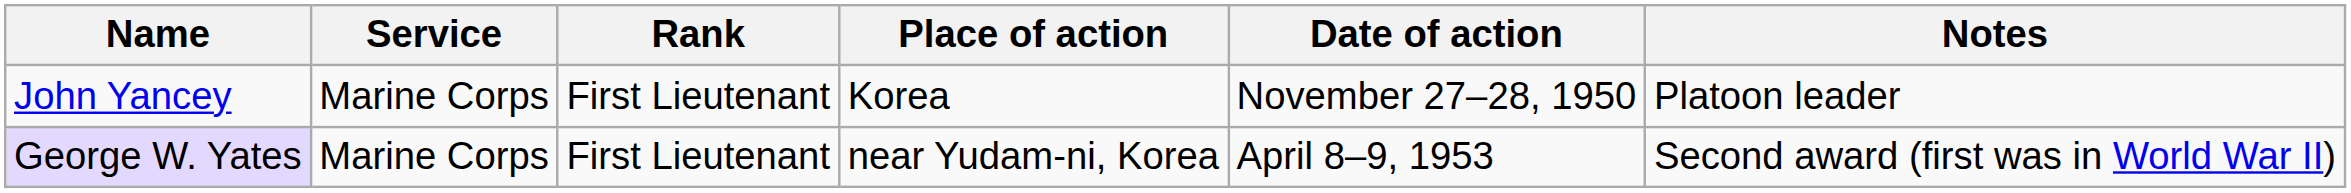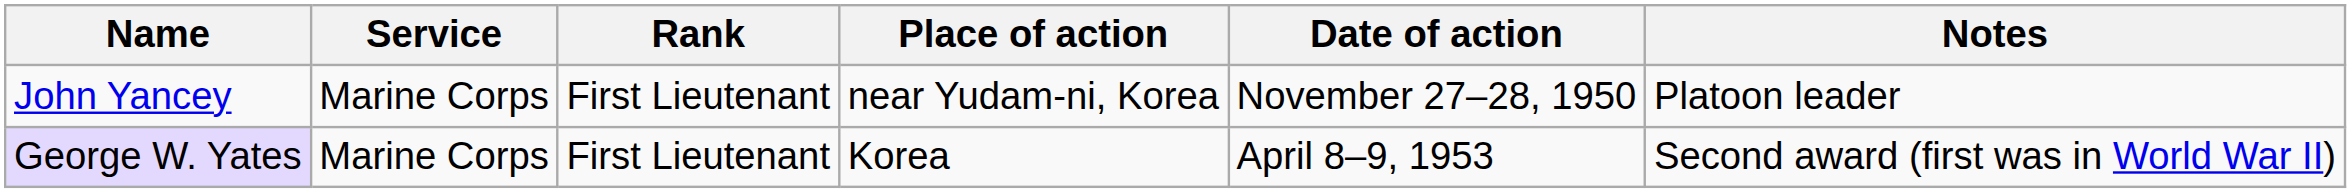(899, 95) Korea -> (1033, 95) near Yudam-ni, Korea
(1033, 156) near Yudam-ni, Korea -> (899, 156) Korea
